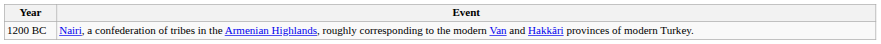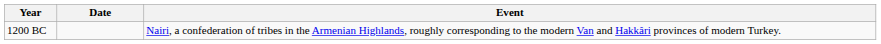+ column: (100, 13)
